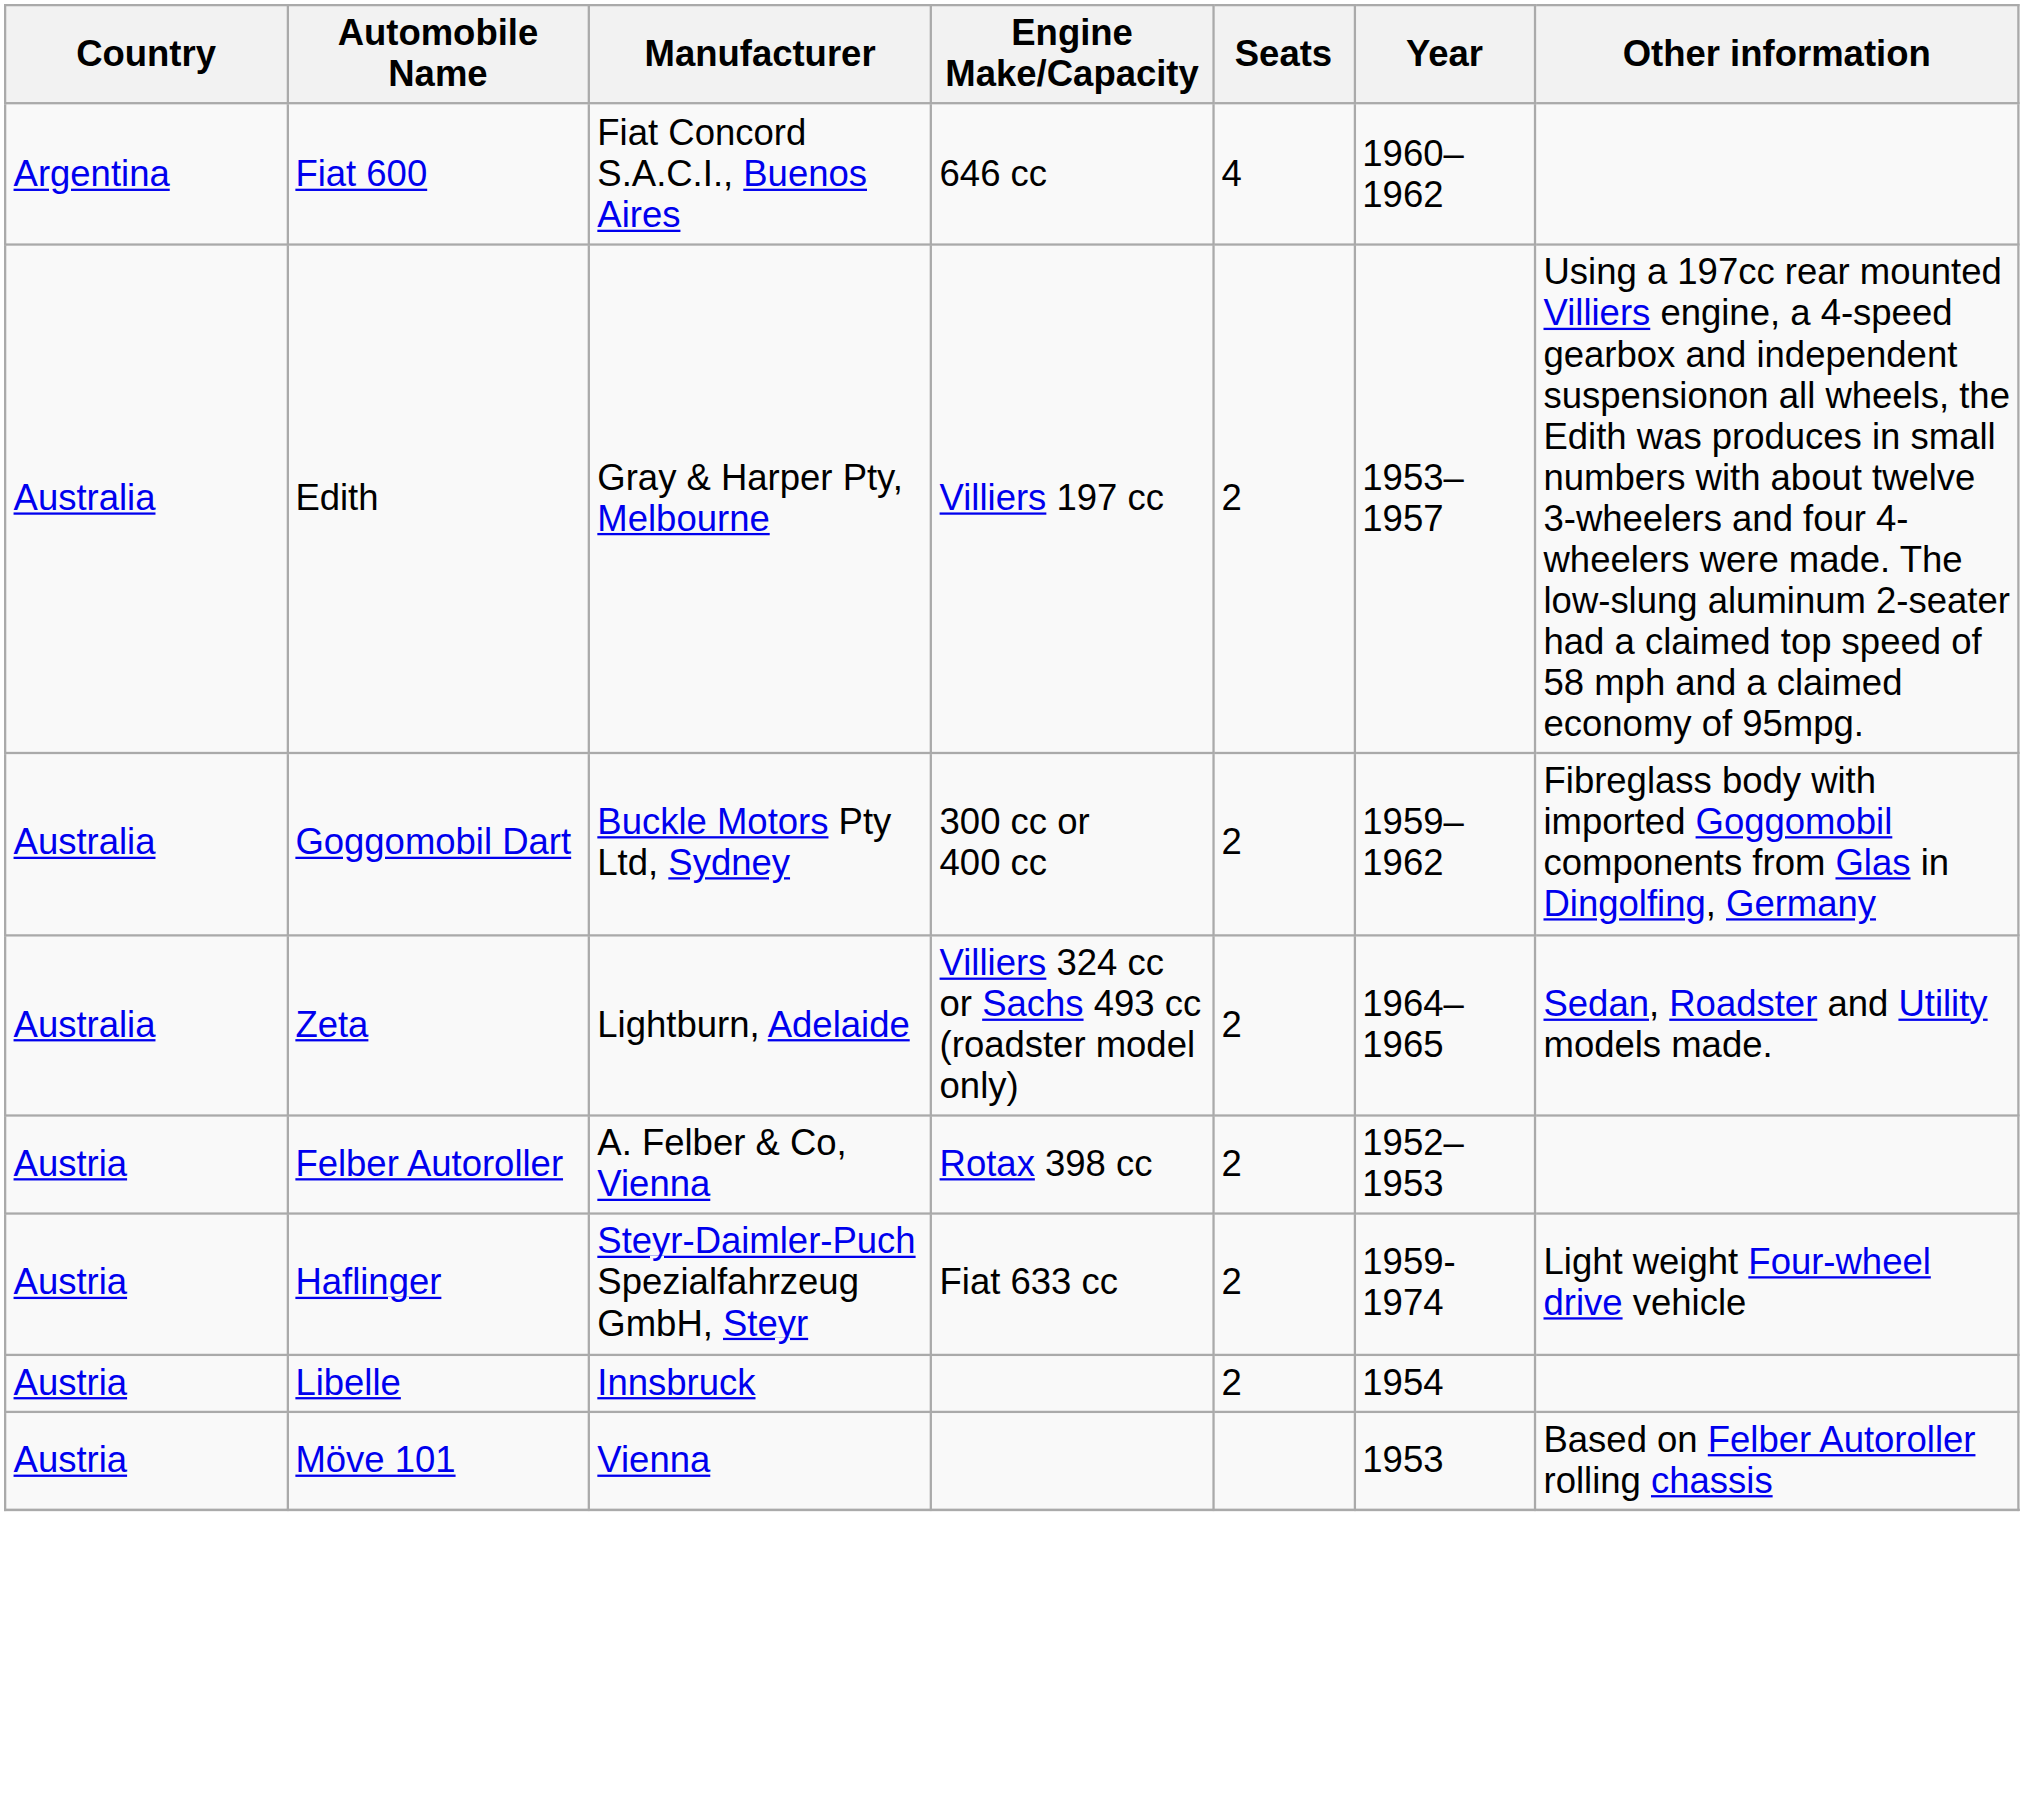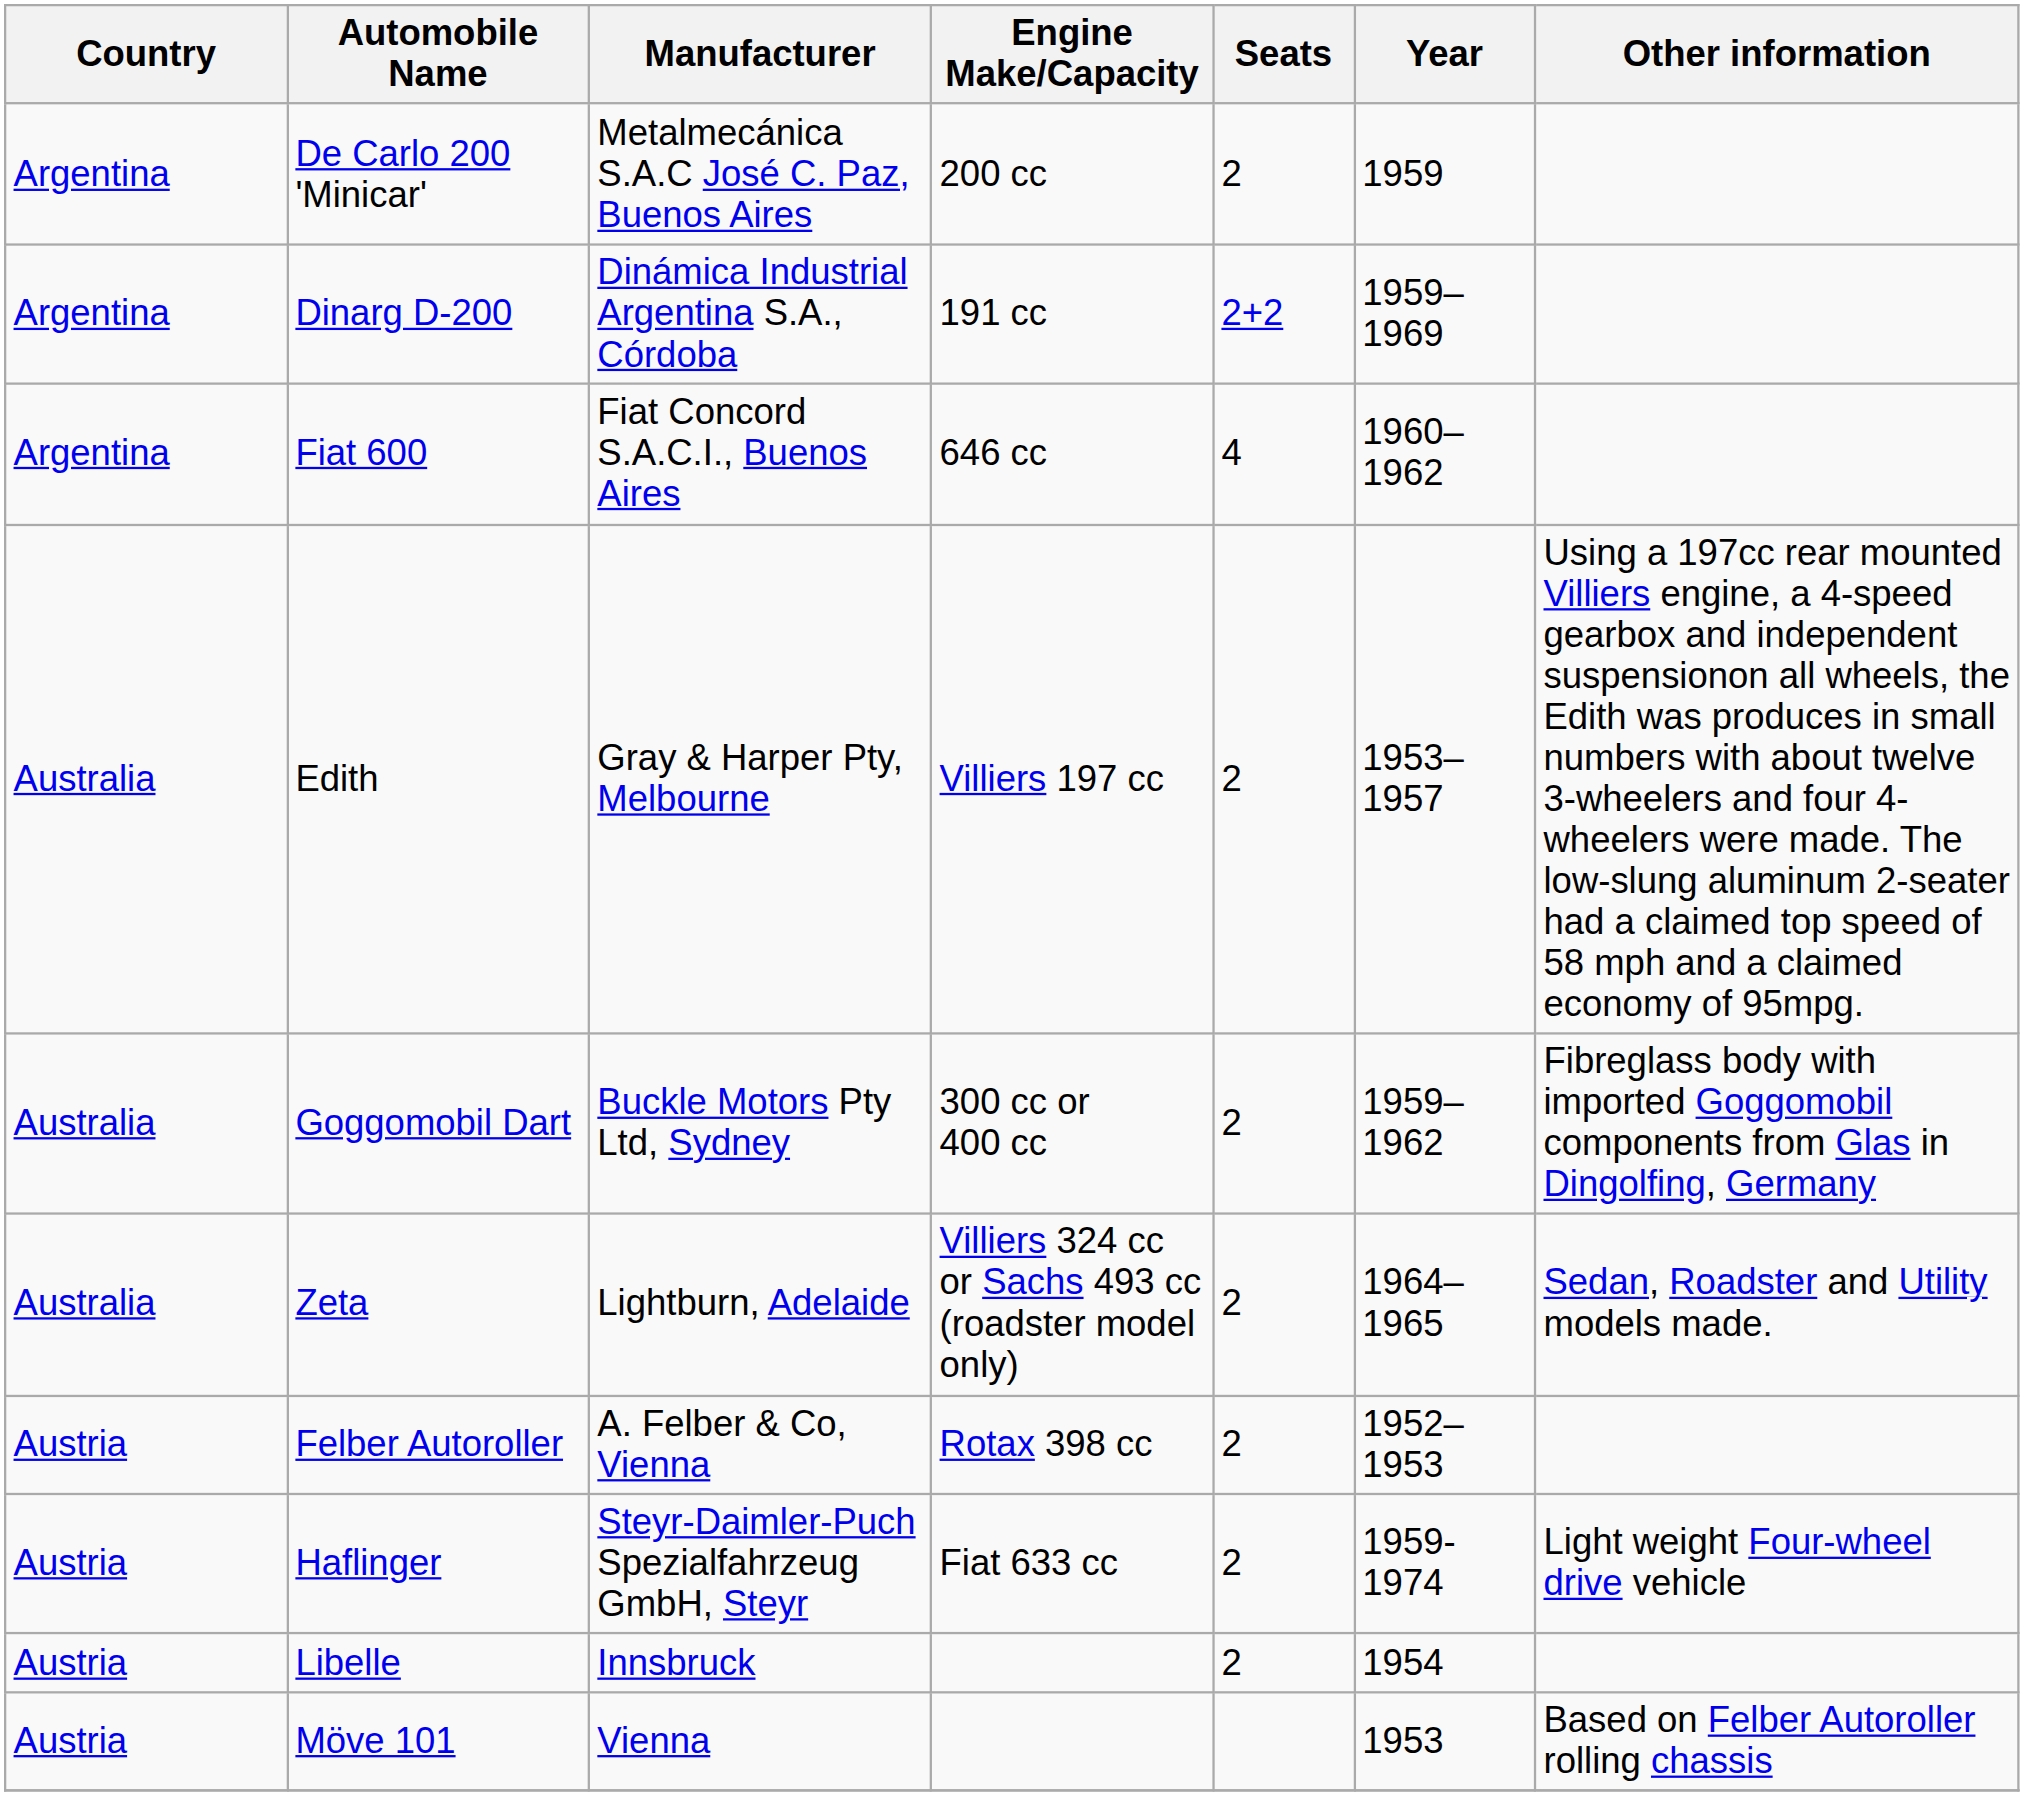+ row: (403, 173)
+ row: (404, 313)
